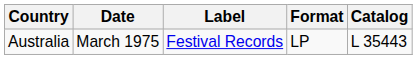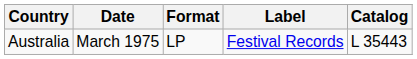columns swapped: (225, 16) <-> (317, 16)
